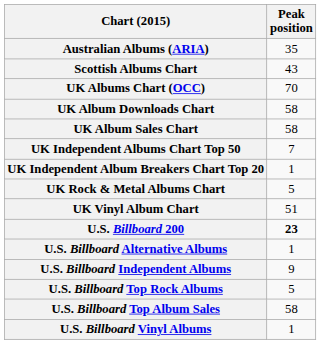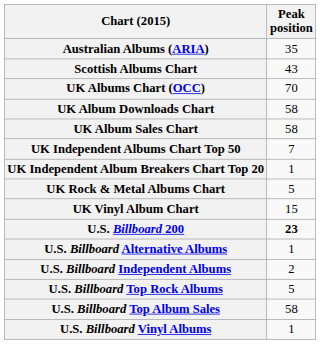(291, 209) 51 -> (291, 209) 15
(291, 269) 9 -> (291, 269) 2
